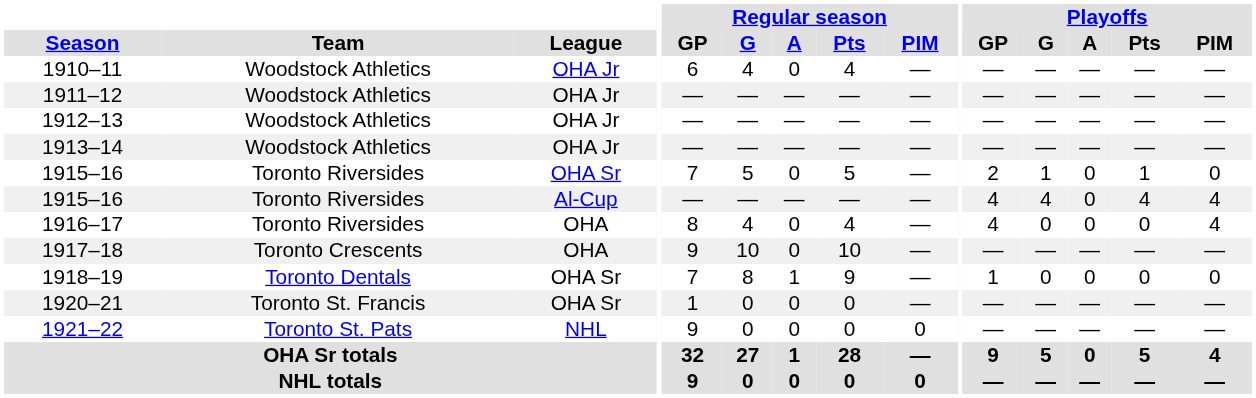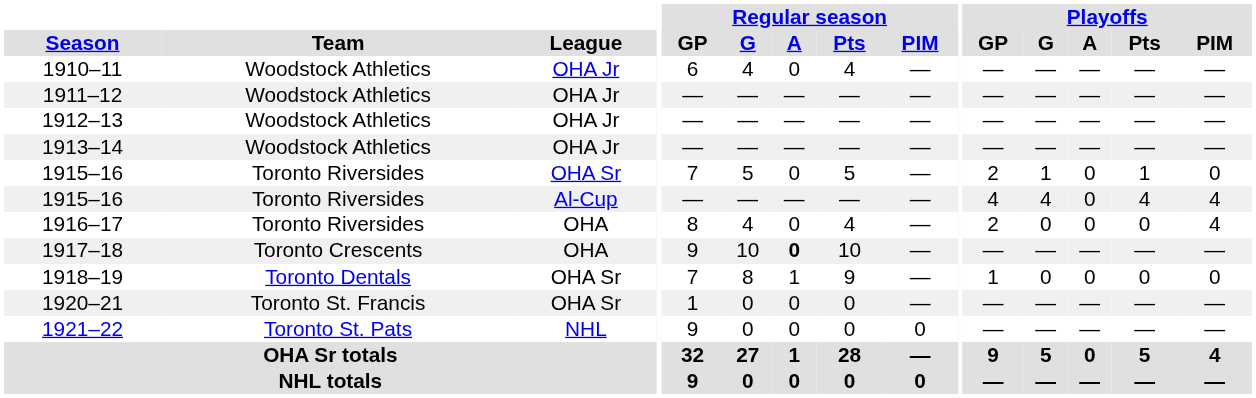(993, 224) 4 -> (993, 224) 2
(794, 250) normal -> (794, 250) bold
